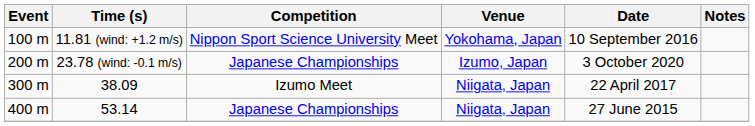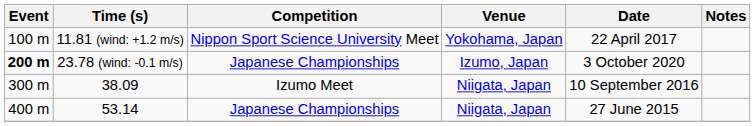(633, 39) 10 September 2016 -> (634, 39) 22 April 2017
(28, 62) normal -> (29, 62) bold
(633, 86) 22 April 2017 -> (634, 86) 10 September 2016
